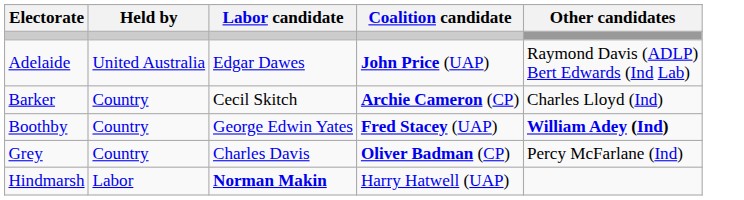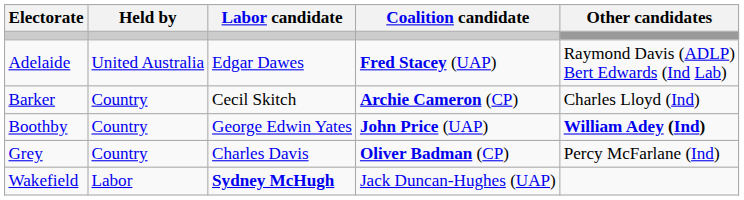(425, 62) John Price (UAP) -> (428, 62) Fred Stacey (UAP)
(429, 126) Fred Stacey (UAP) -> (424, 126) John Price (UAP)
- row: (47, 180)
+ row: (43, 180)
